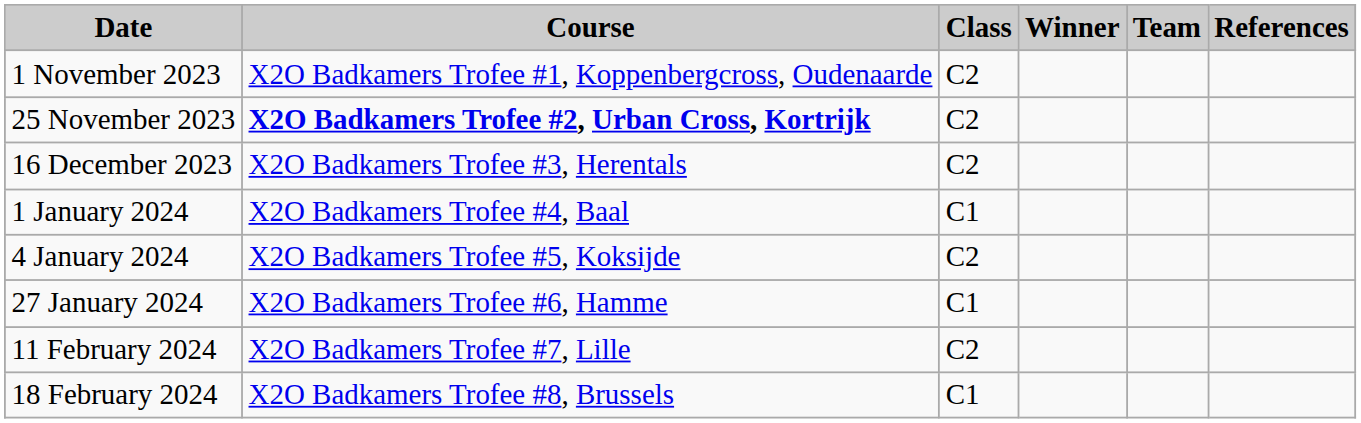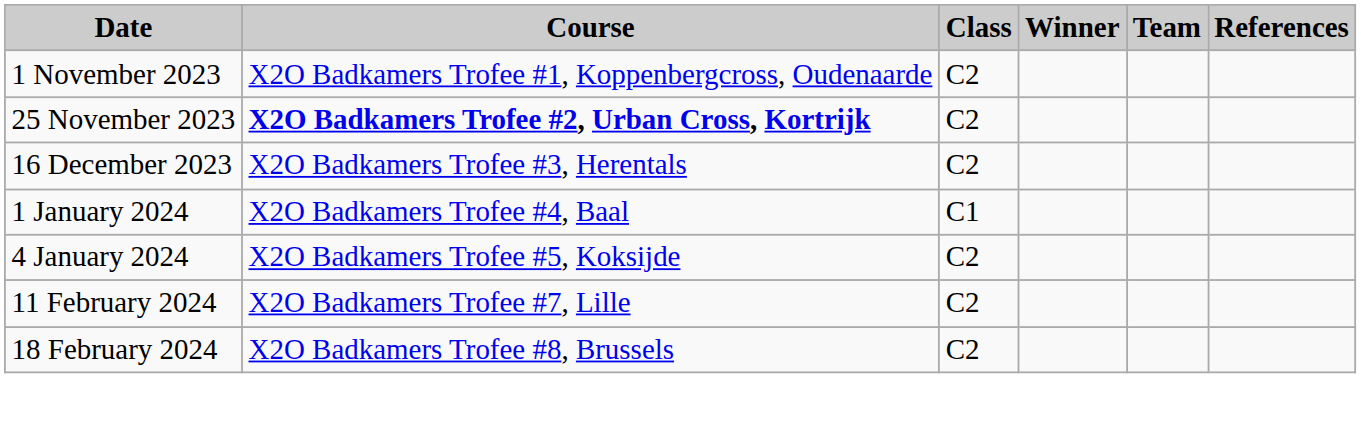- row: (107, 303)
(963, 394) C1 -> (963, 348) C2
